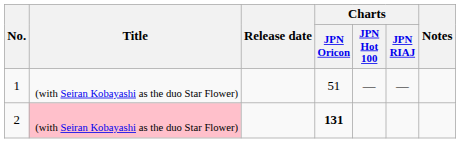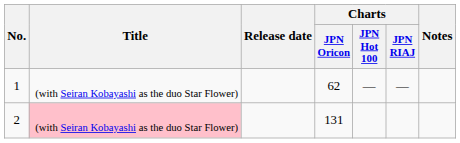(334, 85) 51 -> (334, 85) 62
(334, 120) bold -> (334, 120) normal
